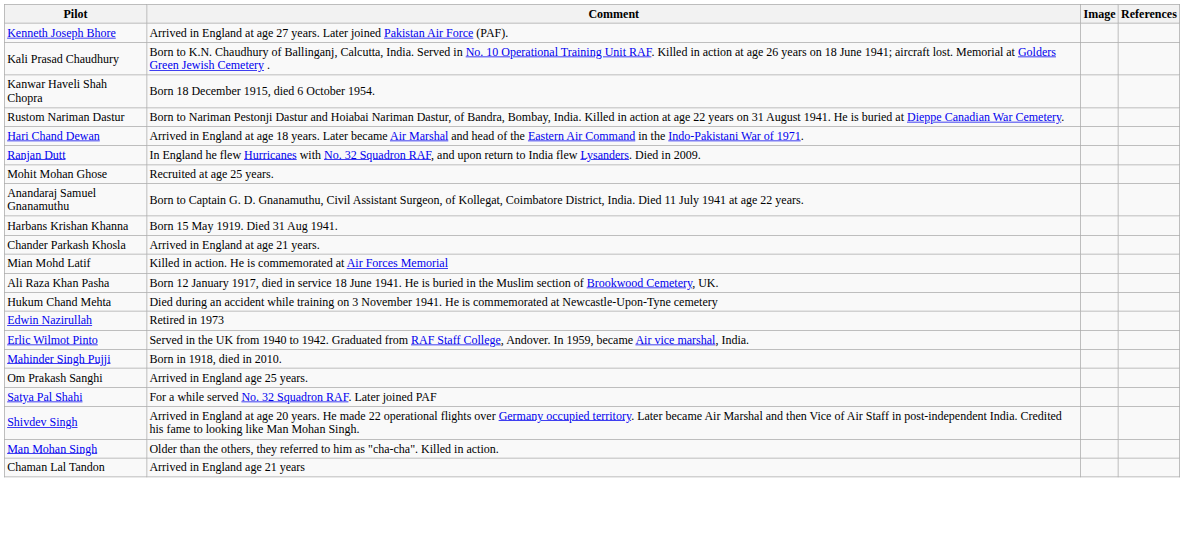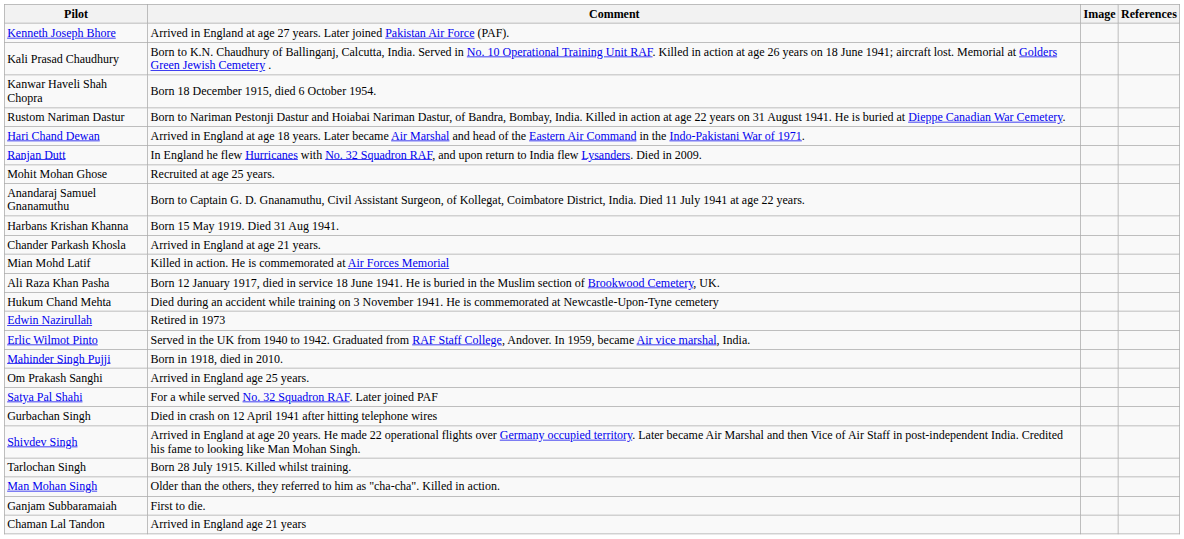+ row: (49, 416)
+ row: (47, 467)
+ row: (62, 505)
